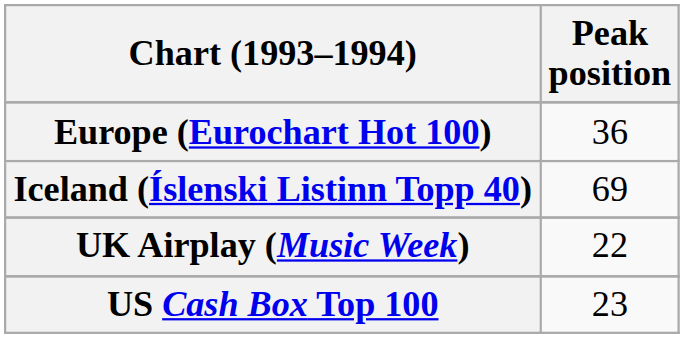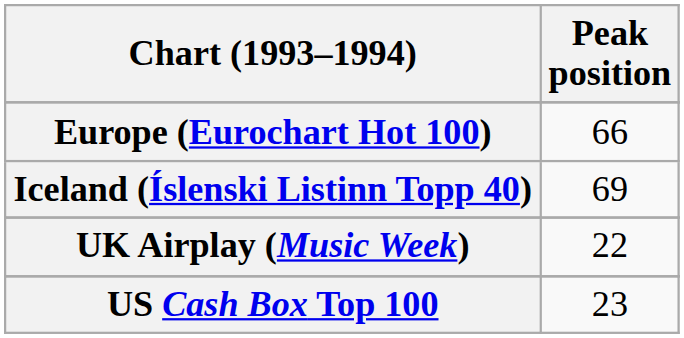(610, 131) 36 -> (610, 131) 66
